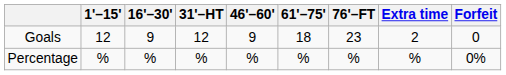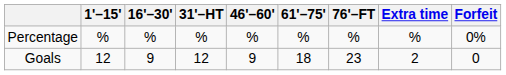rows swapped: (43, 37) <-> (43, 59)
